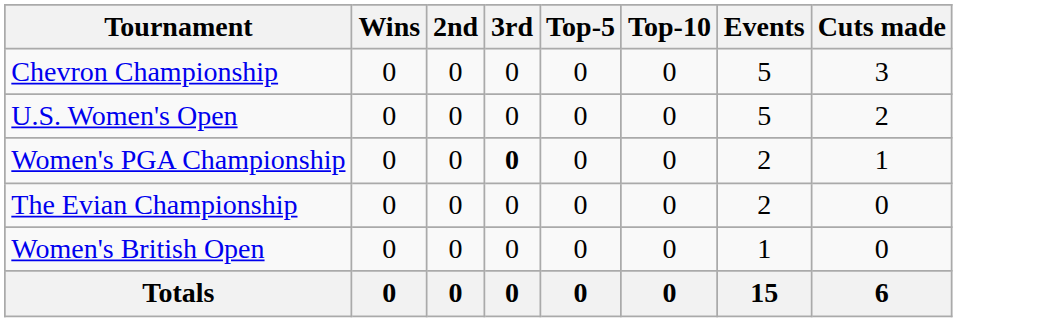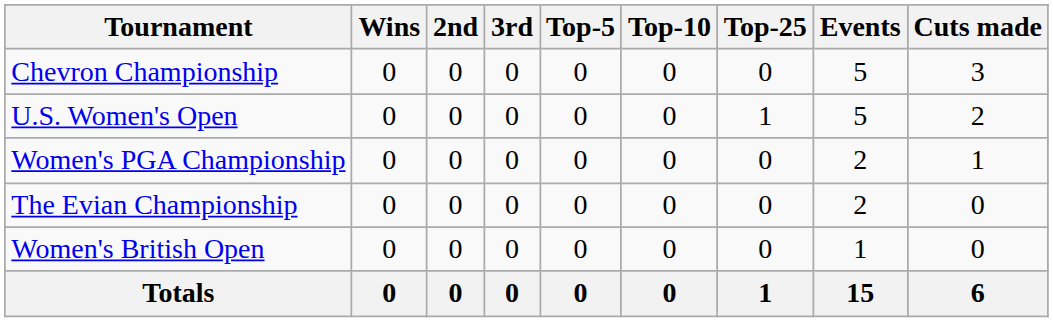+ column: (765, 26)
(512, 159) bold -> (512, 159) normal
